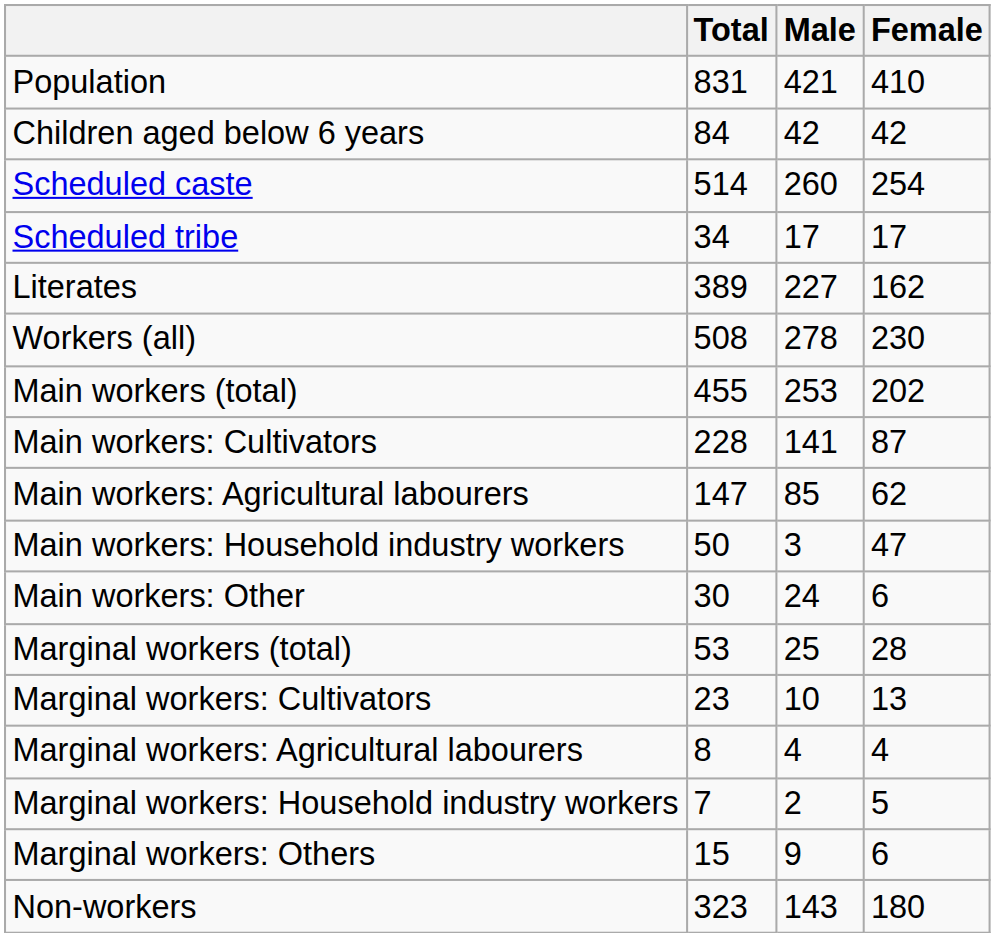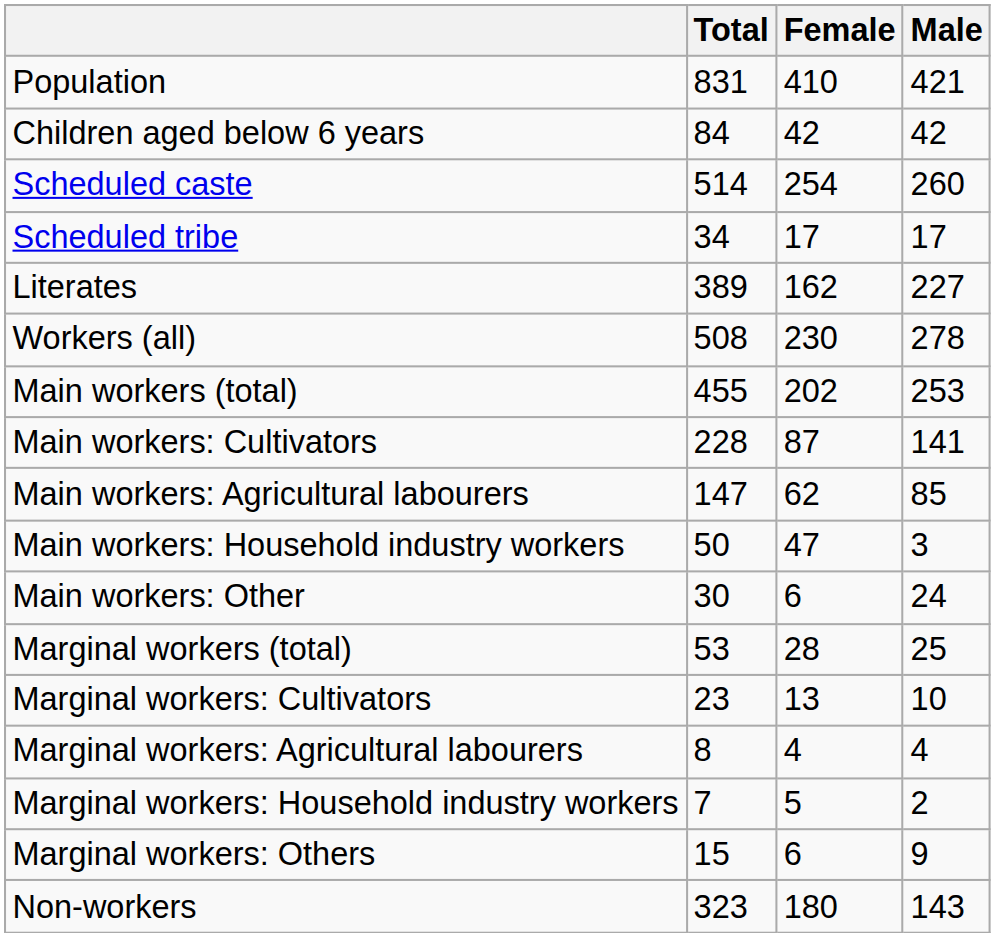columns swapped: (820, 30) <-> (927, 30)
